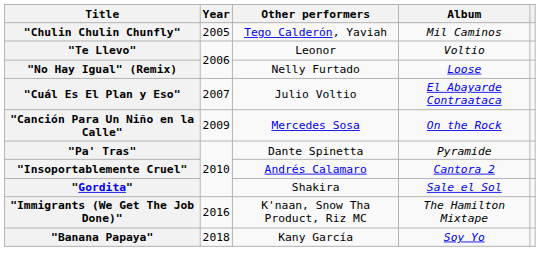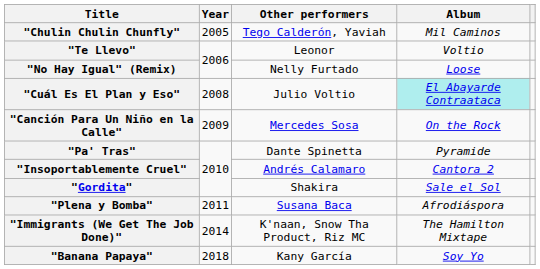(216, 94) 2007 -> (215, 94) 2008
(464, 94) no background -> (463, 94) paleturquoise background
+ row: (102, 206)
(216, 212) 2016 -> (215, 231) 2014
